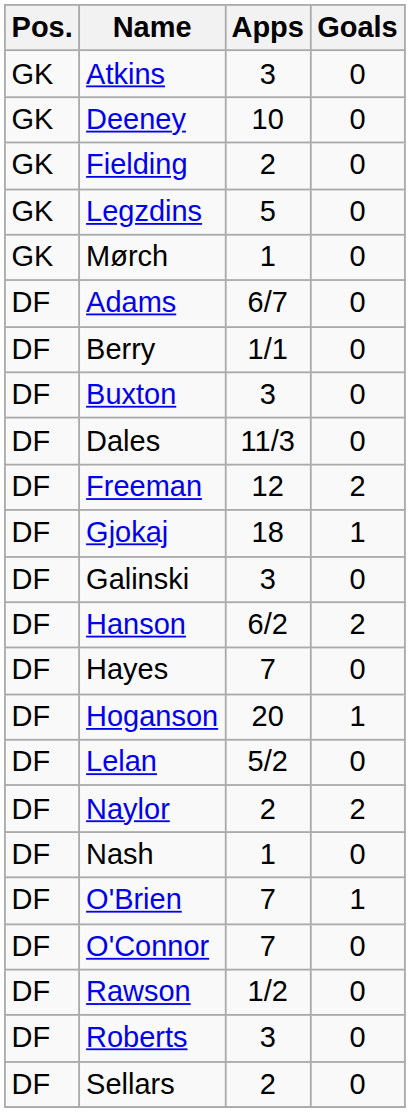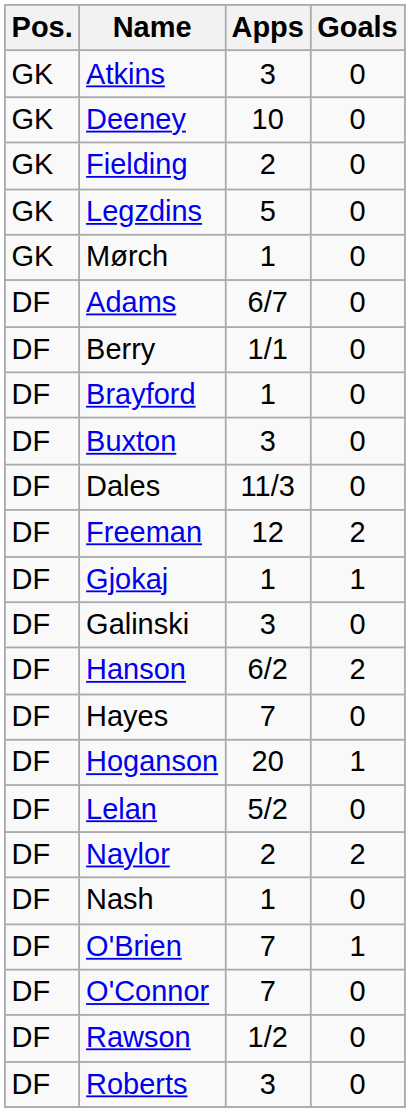+ row: (141, 394)
(268, 532) 18 -> (268, 578) 1
- row: (130, 1083)
